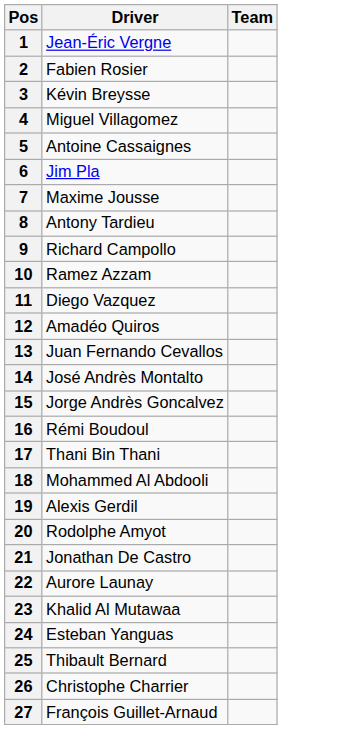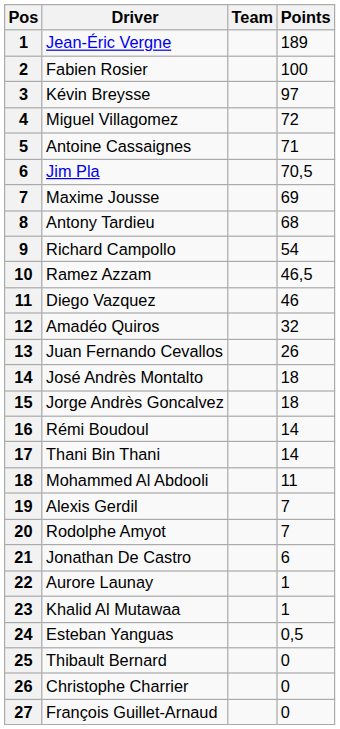+ column: (306, 17)
